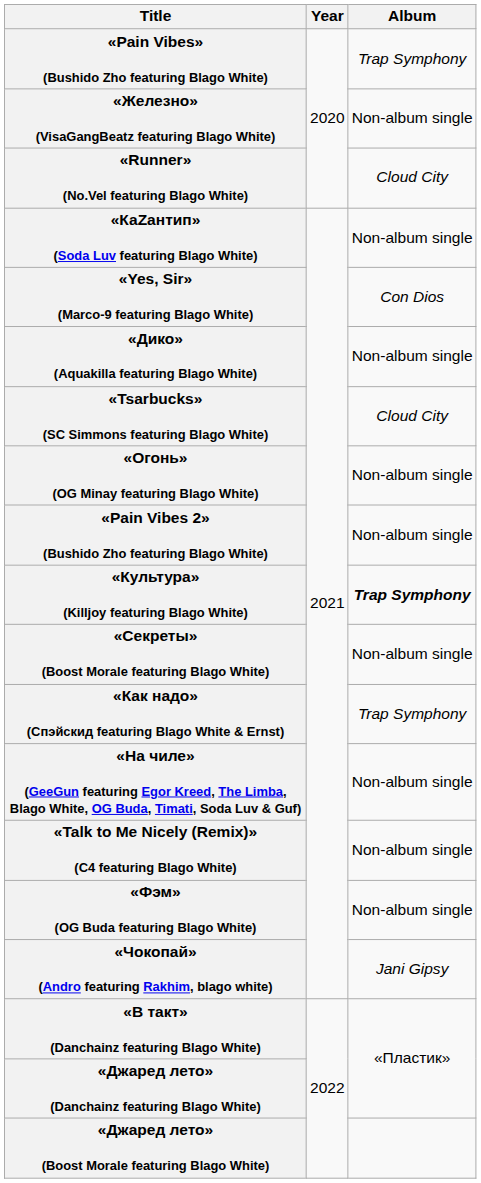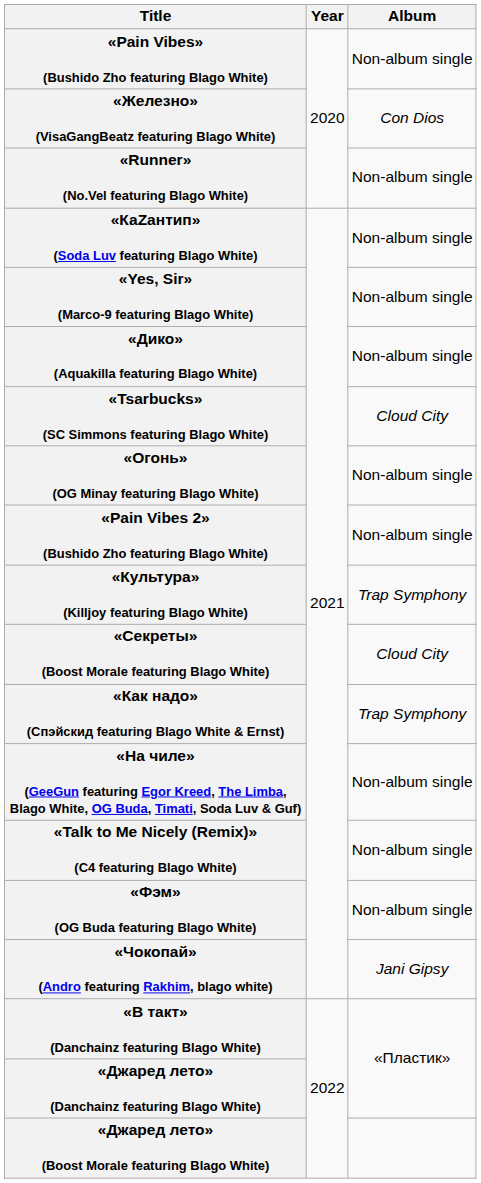(412, 58) Trap Symphony -> (412, 58) Non-album single
(412, 118) Non-album single -> (412, 118) Con Dios
(412, 177) Cloud City -> (412, 177) Non-album single
(412, 297) Con Dios -> (412, 297) Non-album single
(412, 594) bold -> (412, 594) normal
(412, 654) Non-album single -> (412, 654) Cloud City
